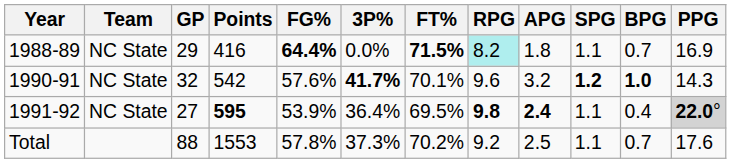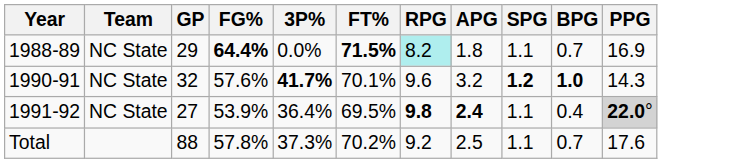- column: (243, 19)
